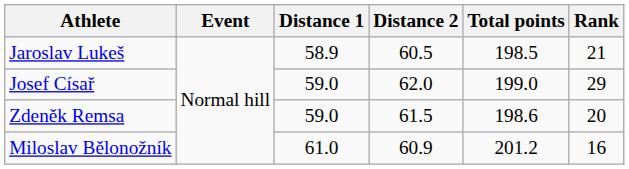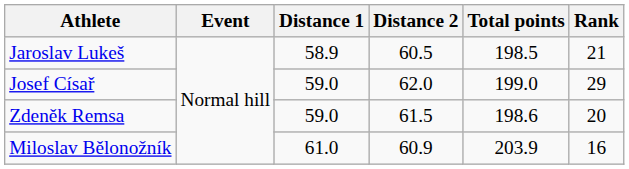(516, 148) 201.2 -> (516, 148) 203.9
